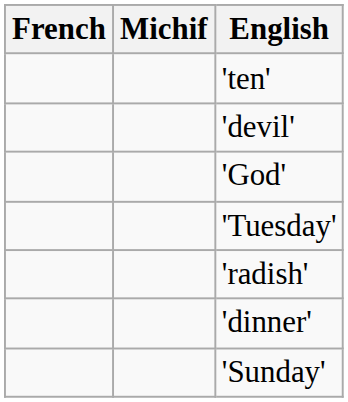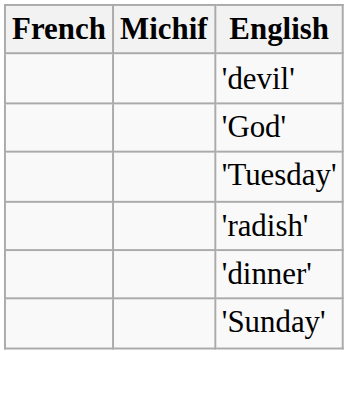- row: (246, 77)
